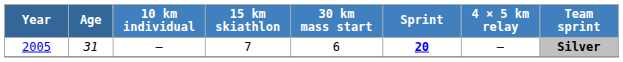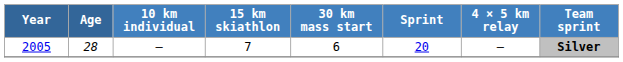(91, 47) 31 -> (91, 47) 28
(422, 47) bold -> (422, 47) normal
